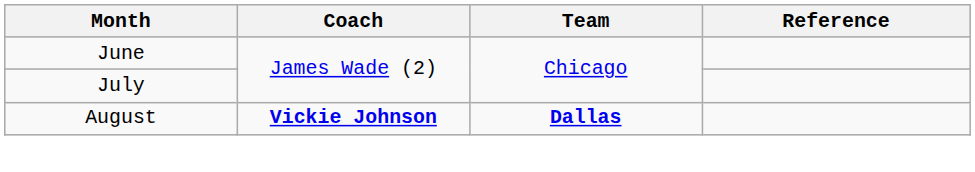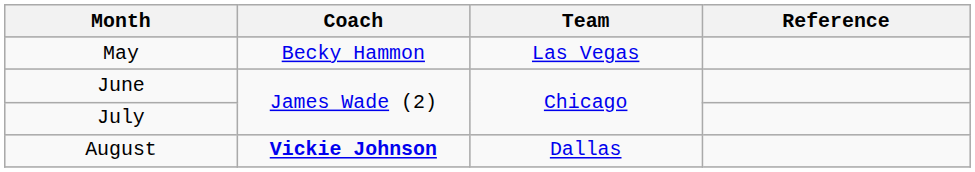+ row: (121, 53)
(586, 118) bold -> (586, 151) normal
